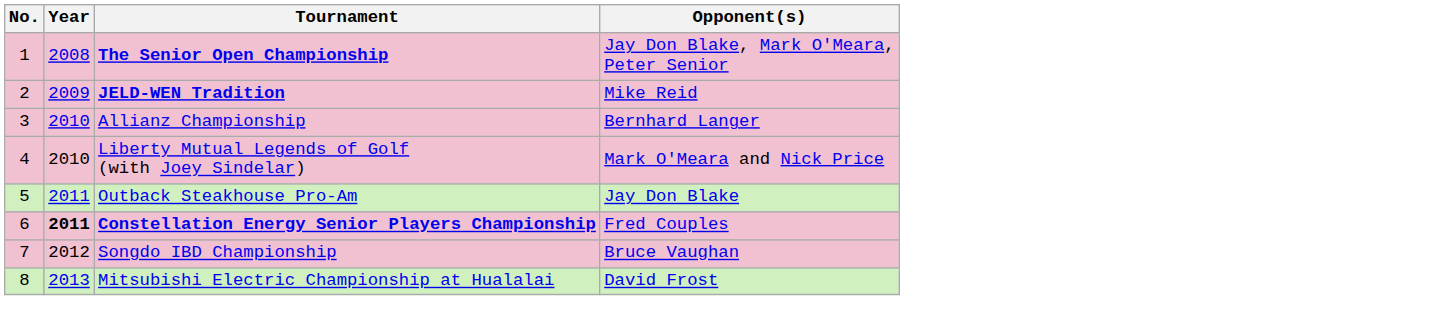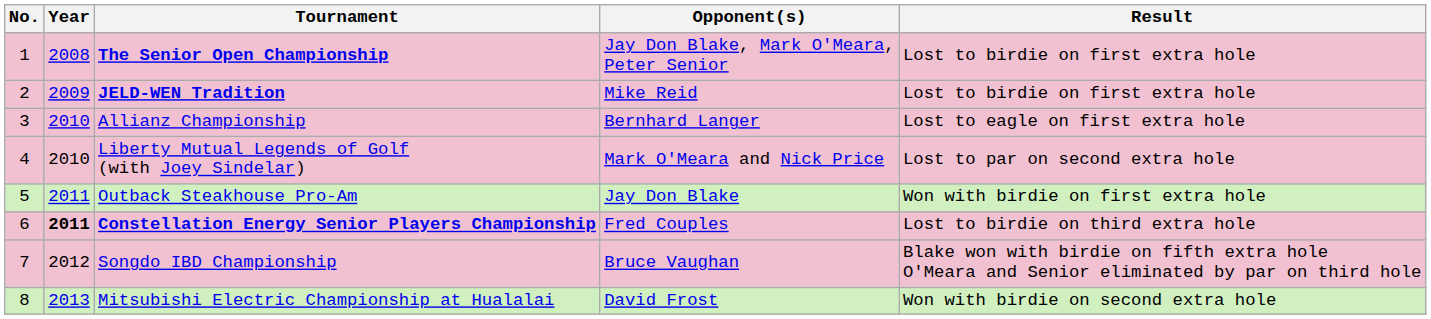+ column: (1162, 19)
